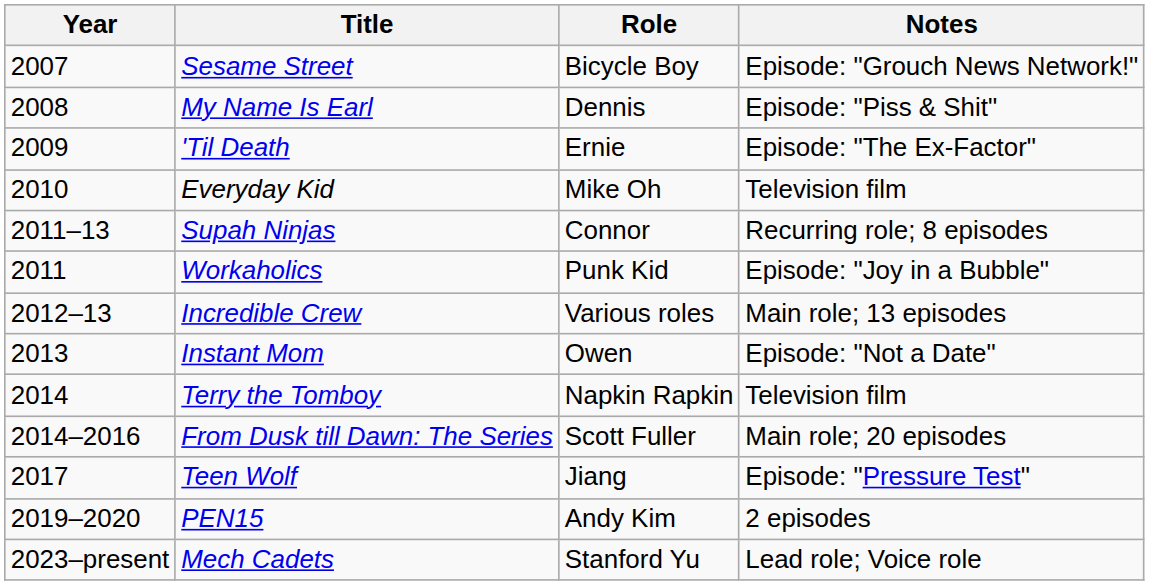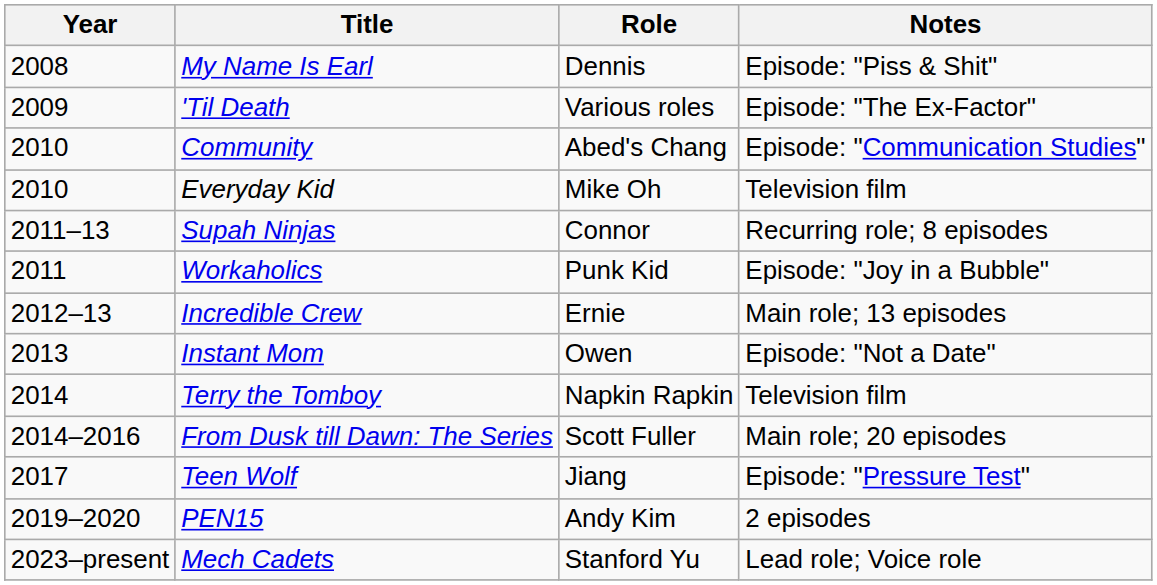- row: (267, 66)
(595, 148) Ernie -> (639, 107) Various roles
+ row: (247, 148)
(639, 312) Various roles -> (595, 312) Ernie
